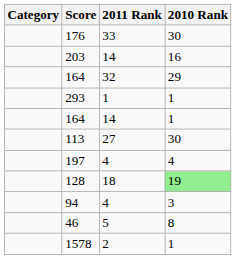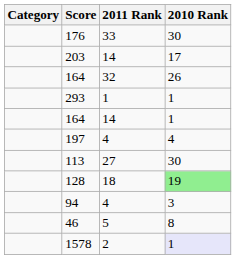(174, 56) 16 -> (174, 56) 17
(174, 77) 29 -> (174, 77) 26
rows swapped: (75, 139) <-> (75, 160)
(171, 243) no background -> (171, 243) lavender background
